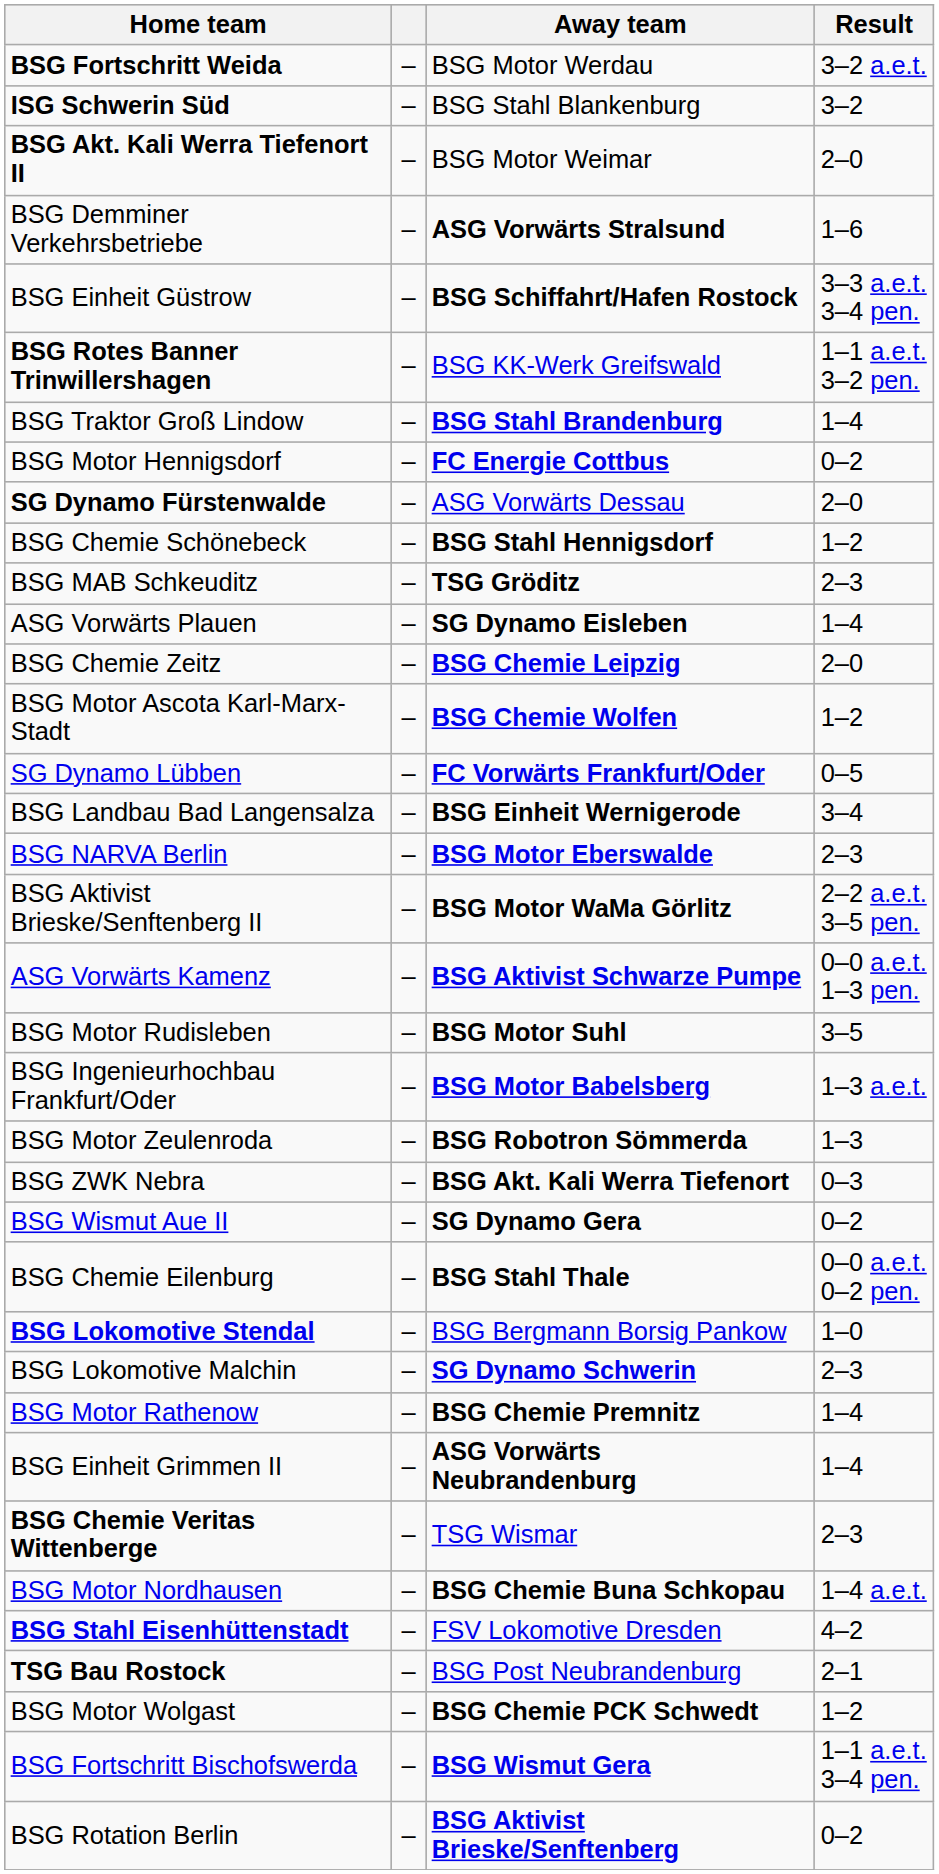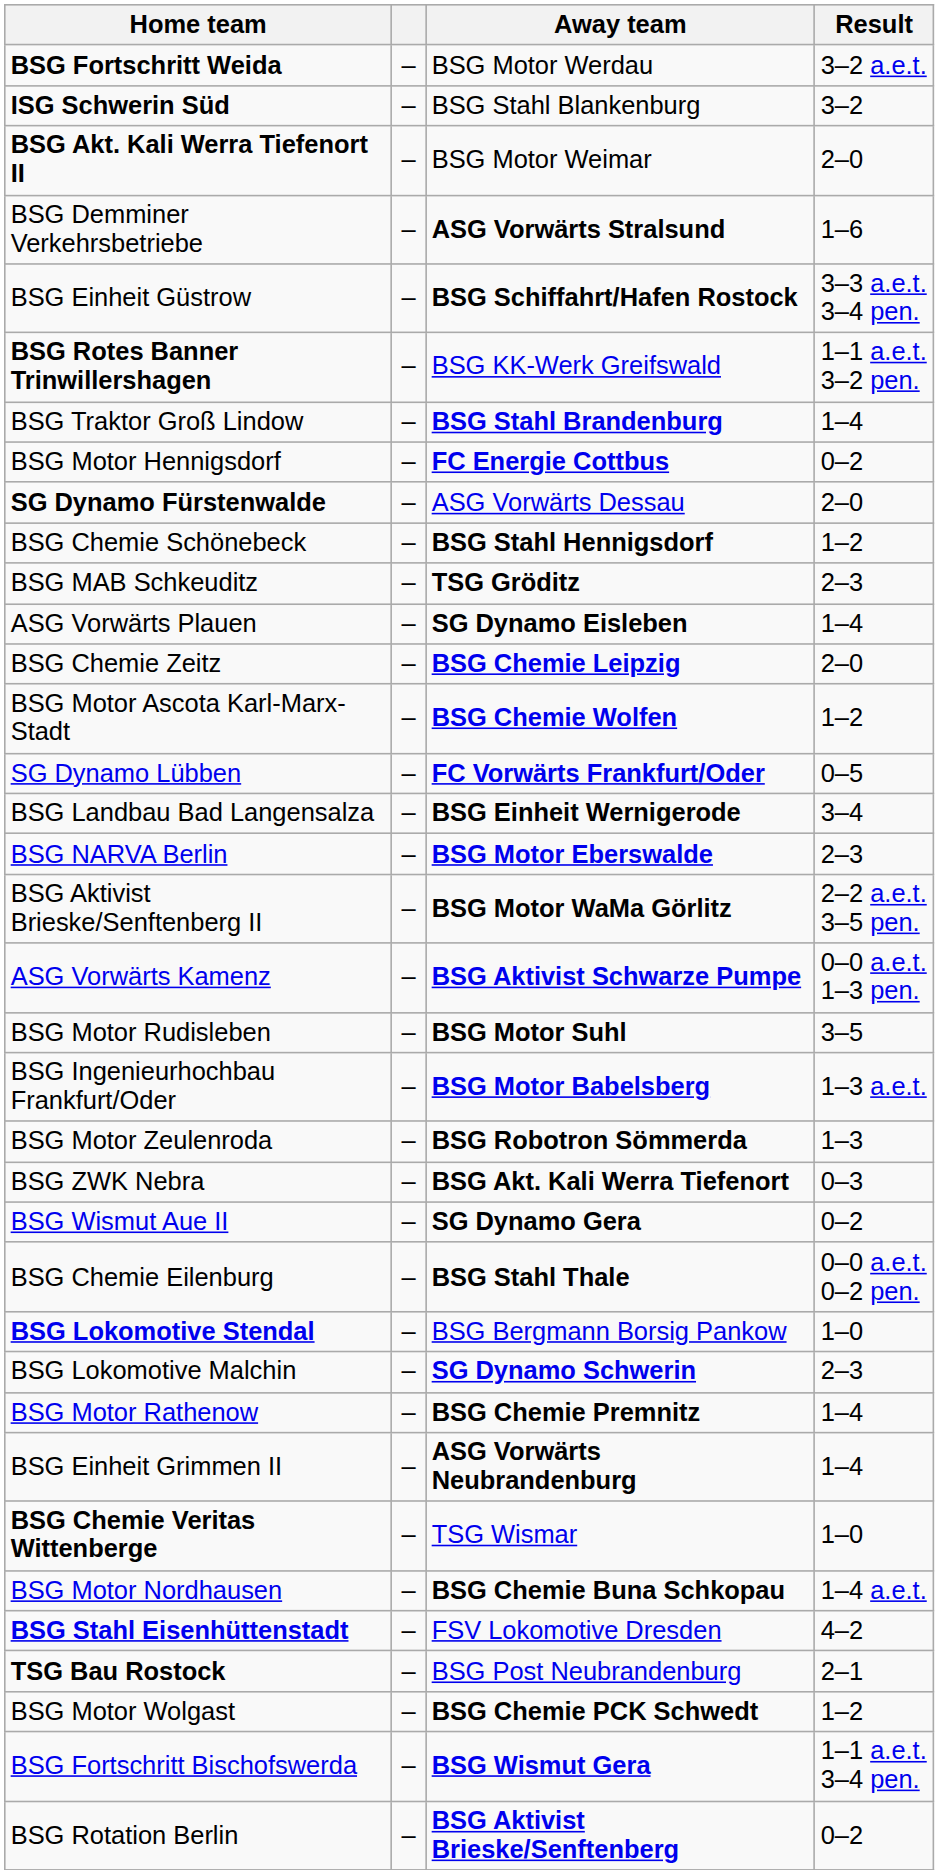(842, 1535) 2–3 -> (842, 1535) 1–0
